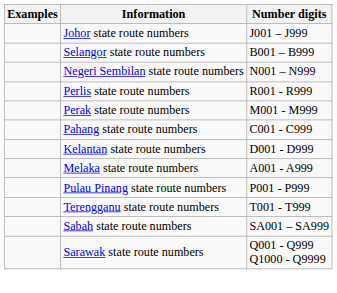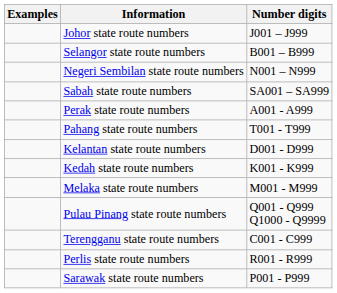rows swapped: (127, 226) <-> (126, 91)
(284, 110) M001 - M999 -> (281, 110) A001 - A999
(281, 129) C001 - C999 -> (280, 129) T001 - T999
+ row: (128, 168)
(281, 168) A001 - A999 -> (284, 187) M001 - M999
(279, 187) P001 - P999 -> (288, 213) Q001 - Q999 Q1000 - Q9999
(280, 206) T001 - T999 -> (281, 239) C001 - C999
(288, 252) Q001 - Q999 Q1000 - Q9999 -> (279, 278) P001 - P999
